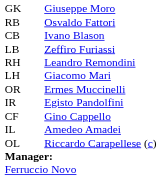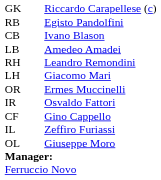(80, 8) Giuseppe Moro -> (100, 8) Riccardo Carapellese (c)
(80, 22) Osvaldo Fattori -> (84, 22) Egisto Pandolfini
(80, 49) Zeffiro Furiassi -> (83, 49) Amedeo Amadei
(84, 102) Egisto Pandolfini -> (80, 102) Osvaldo Fattori
(83, 129) Amedeo Amadei -> (80, 129) Zeffiro Furiassi
(100, 143) Riccardo Carapellese (c) -> (80, 143) Giuseppe Moro
